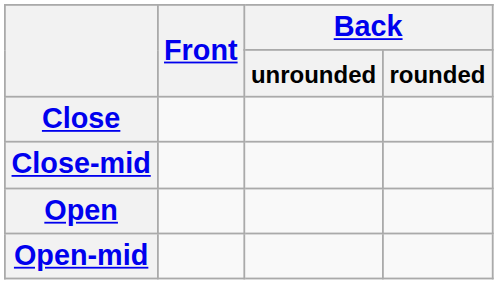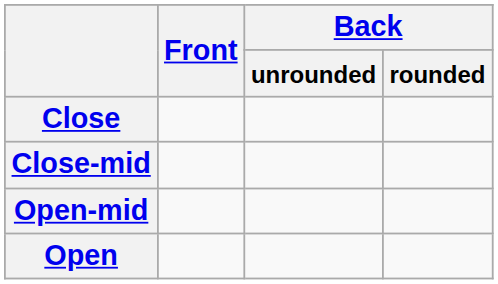rows swapped: (81, 255) <-> (81, 210)
